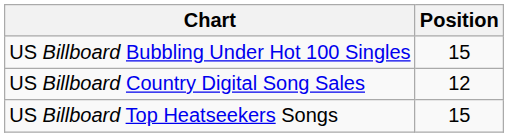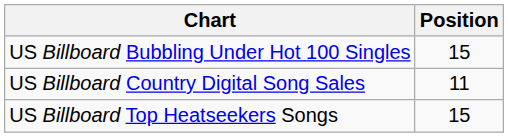(459, 83) 12 -> (459, 83) 11
